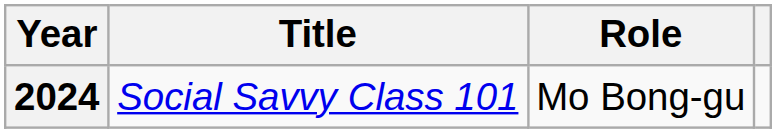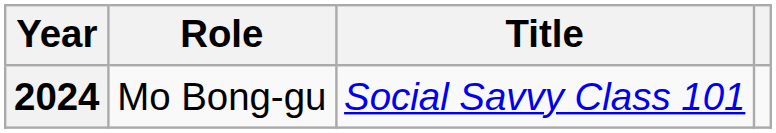columns swapped: (318, 34) <-> (641, 34)
